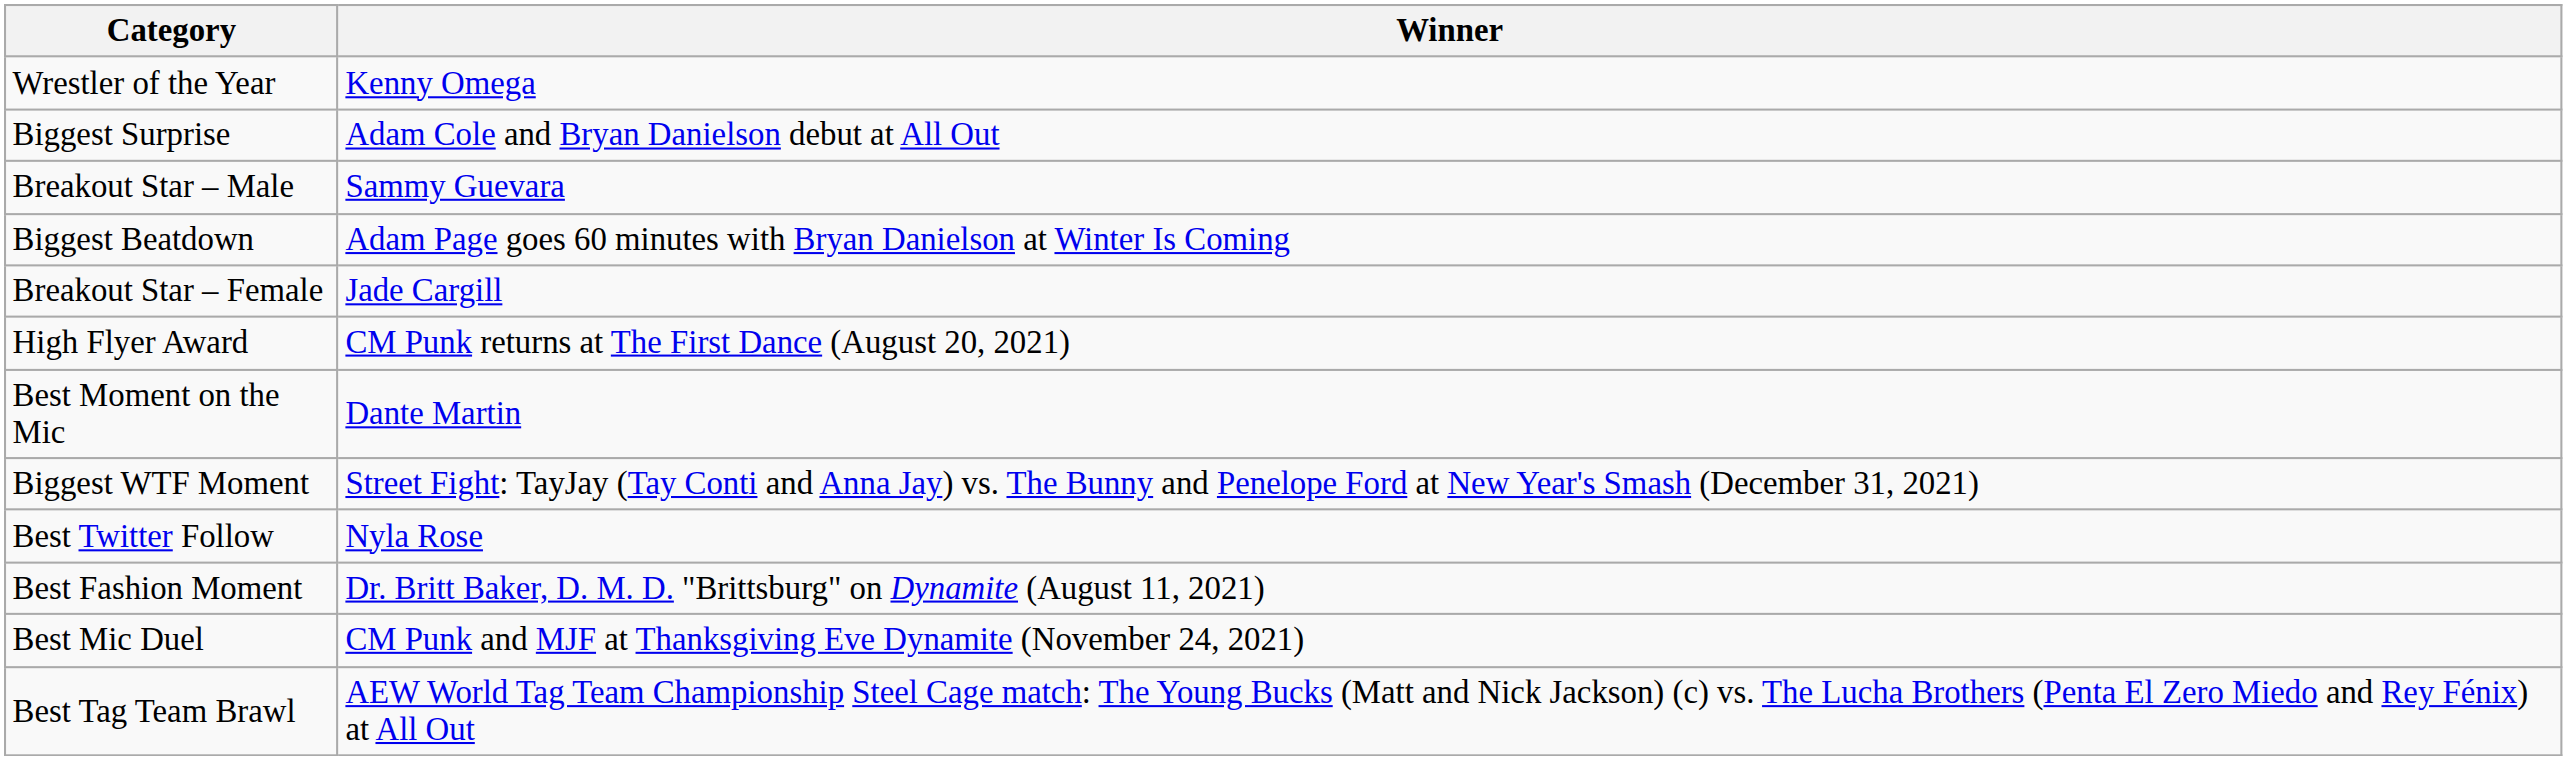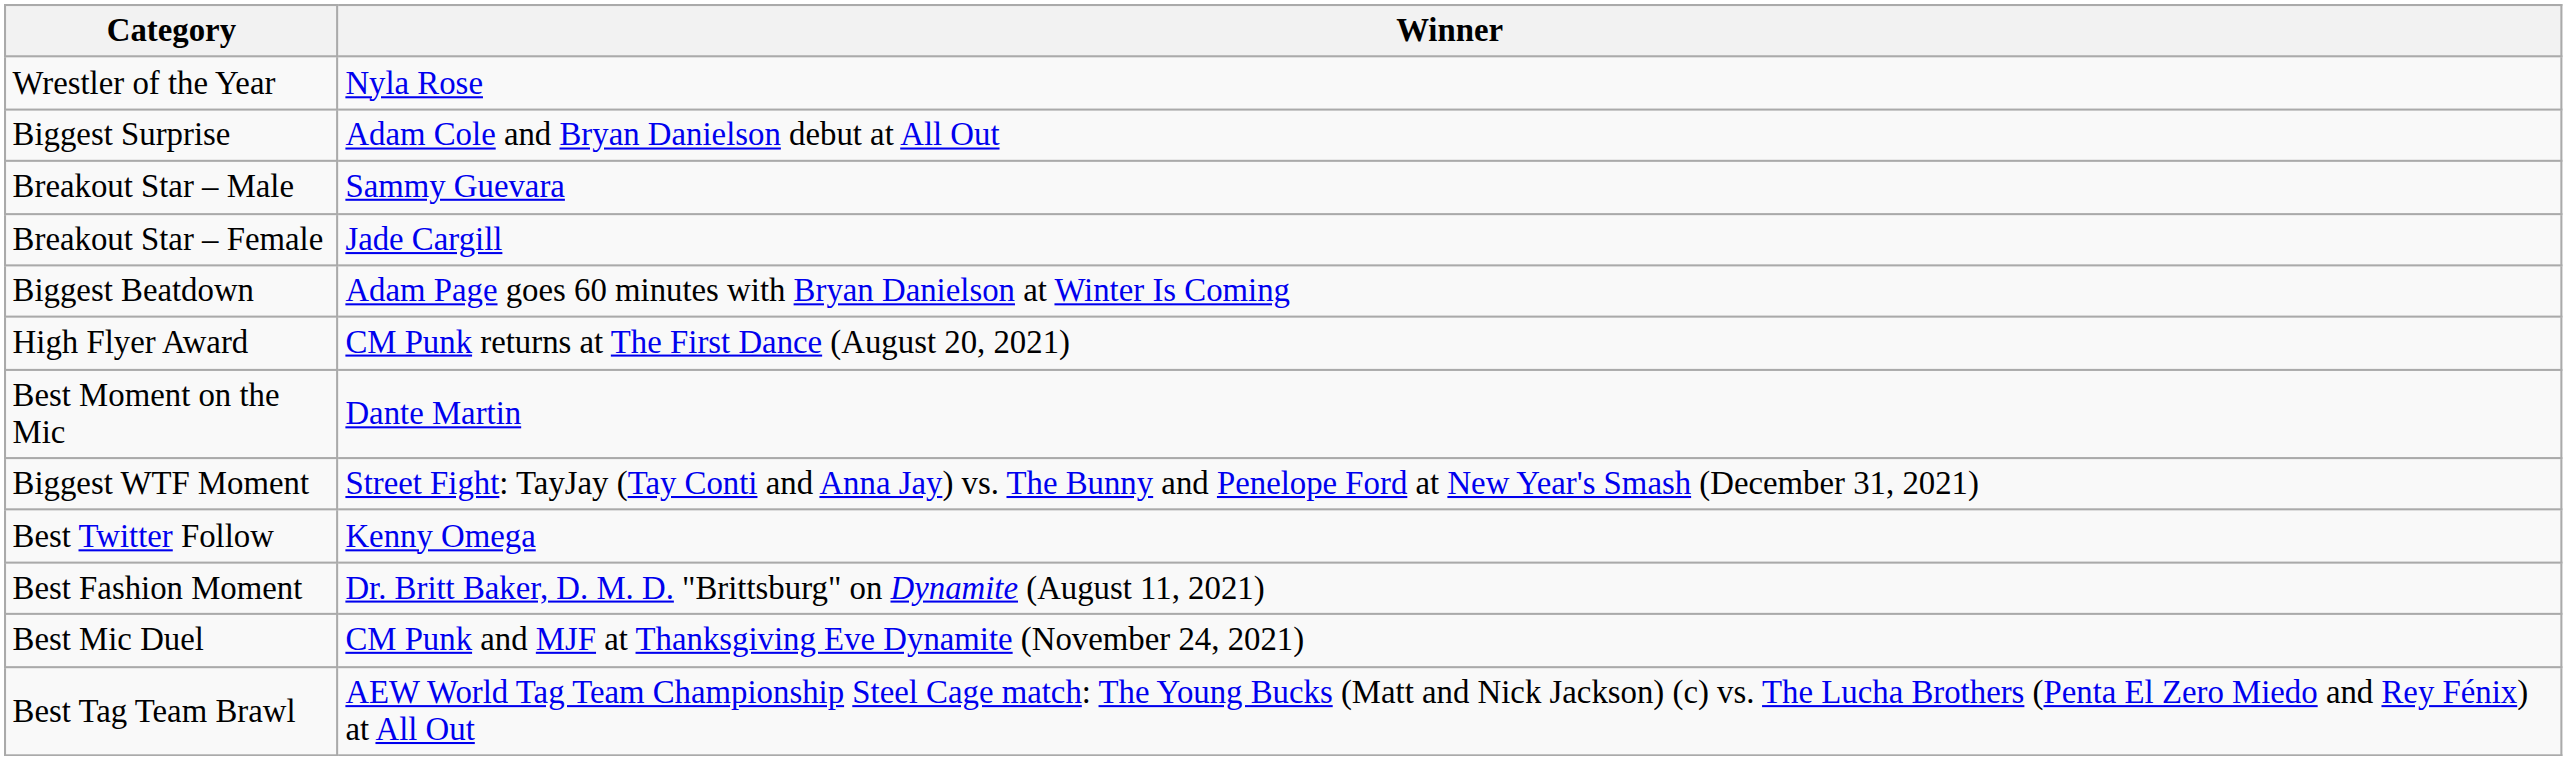(441, 82) Kenny Omega -> (414, 82) Nyla Rose
rows swapped: (168, 290) <-> (133, 238)
(414, 535) Nyla Rose -> (441, 535) Kenny Omega
